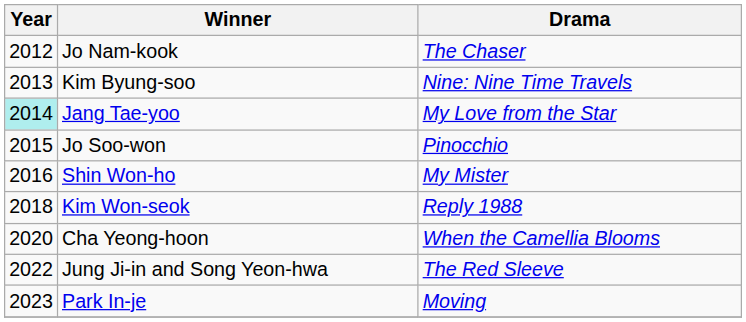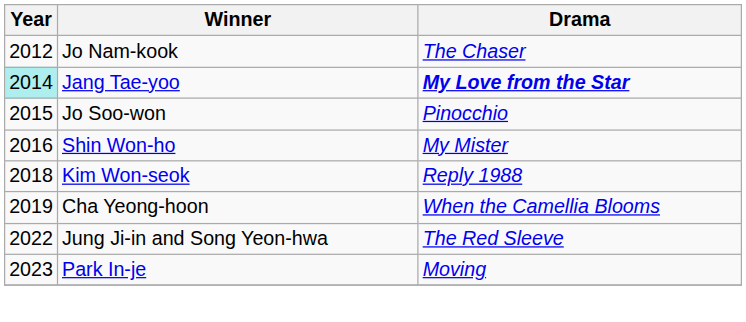- row: (129, 82)
(519, 113) normal -> (526, 82) bold
(31, 238) 2020 -> (31, 207) 2019
